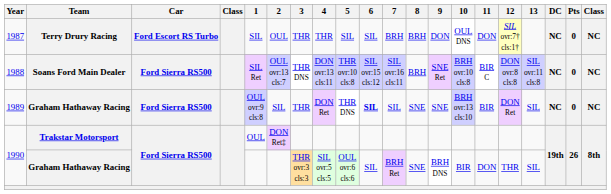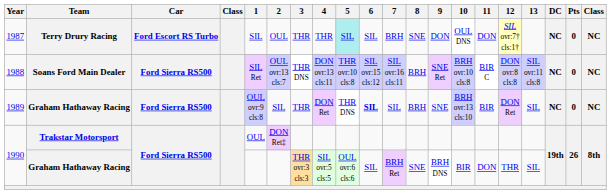(347, 36) no background -> (347, 36) paleturquoise background
(417, 36) BRH -> (417, 36) SNE
(417, 107) SNE -> (417, 107) BRH
